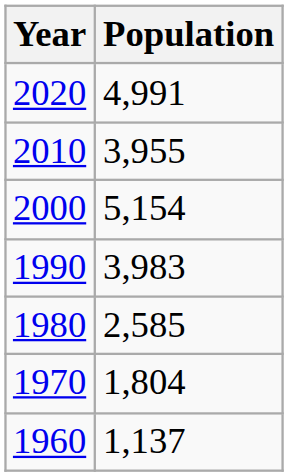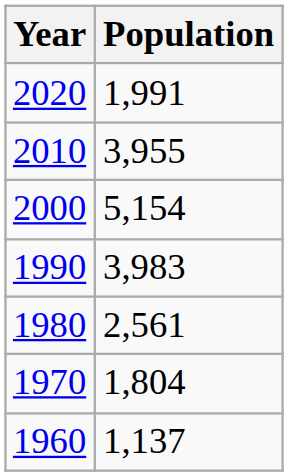(144, 92) 4,991 -> (144, 92) 1,991
(144, 324) 2,585 -> (144, 324) 2,561
